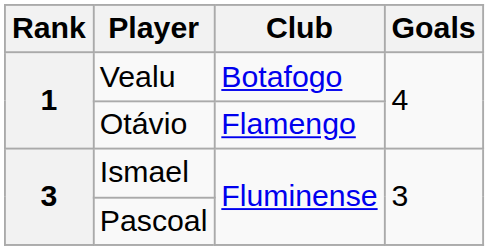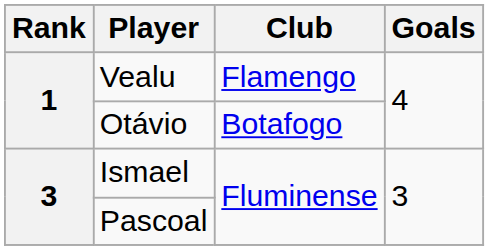(282, 76) Botafogo -> (289, 76) Flamengo
(289, 124) Flamengo -> (282, 124) Botafogo
